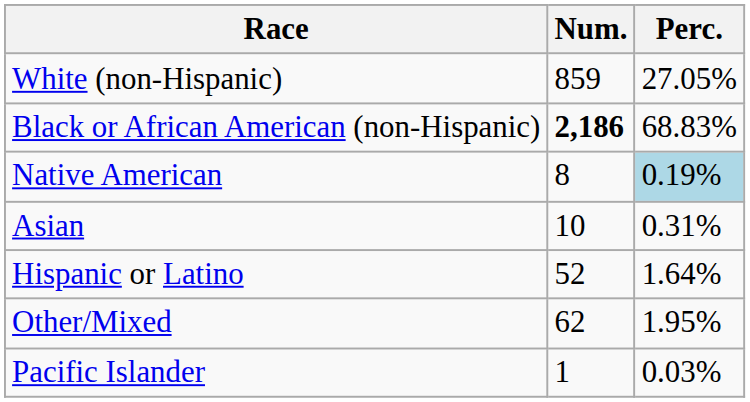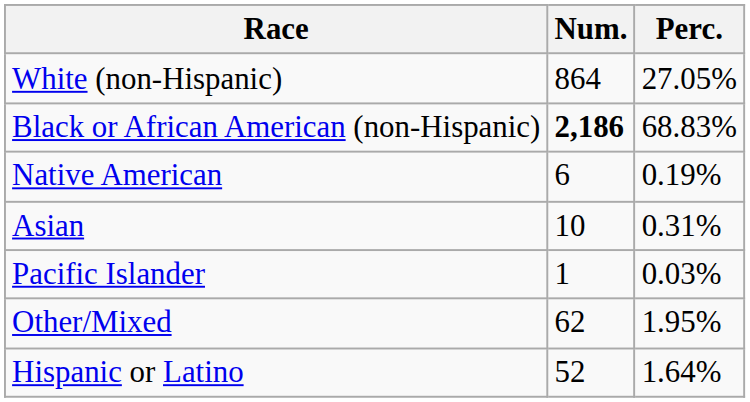(578, 77) 859 -> (578, 77) 864
(562, 175) 8 -> (562, 175) 6
(682, 175) lightblue background -> (682, 175) no background
rows swapped: (109, 371) <-> (128, 273)
